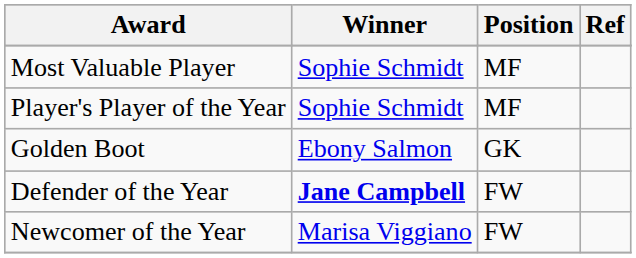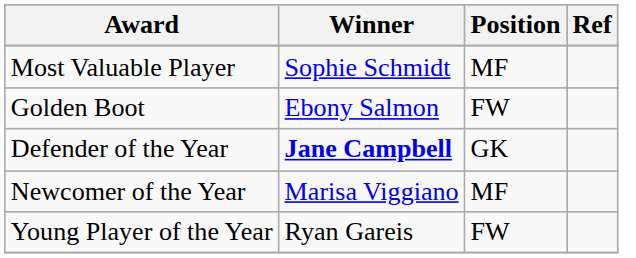- row: (148, 107)
(503, 149) GK -> (490, 107) FW
(503, 190) FW -> (489, 149) GK
(503, 231) FW -> (489, 190) MF
+ row: (142, 231)
